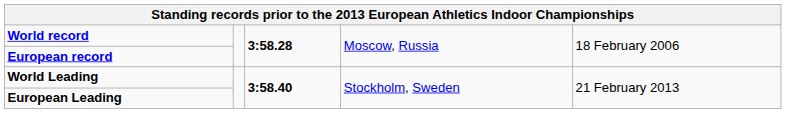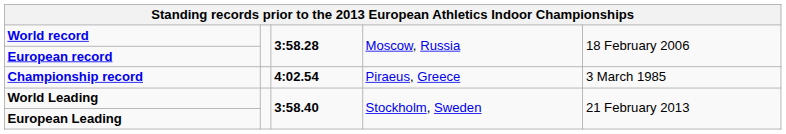+ row: (75, 77)
